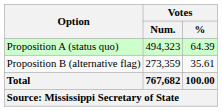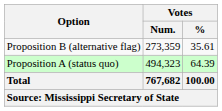rows swapped: (63, 47) <-> (74, 64)
